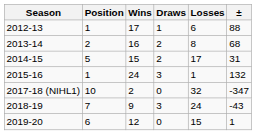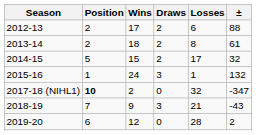(87, 28) 1 -> (87, 28) 2
(159, 28) 1 -> (159, 28) 2
(134, 44) 16 -> (134, 44) 18
(235, 44) 68 -> (235, 44) 61
(235, 59) 31 -> (235, 59) 32
(90, 91) normal -> (90, 91) bold
(196, 106) 24 -> (196, 106) 21
(196, 122) 15 -> (196, 122) 28
(232, 122) 1 -> (232, 122) 2
